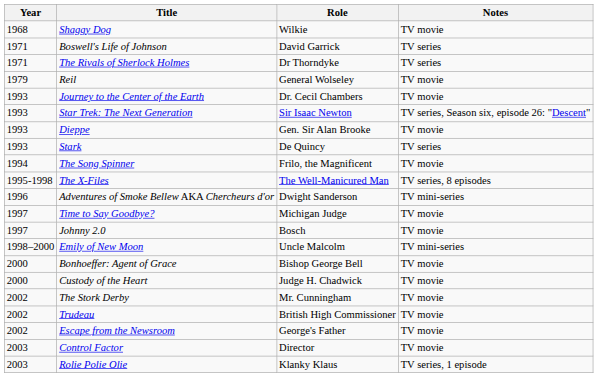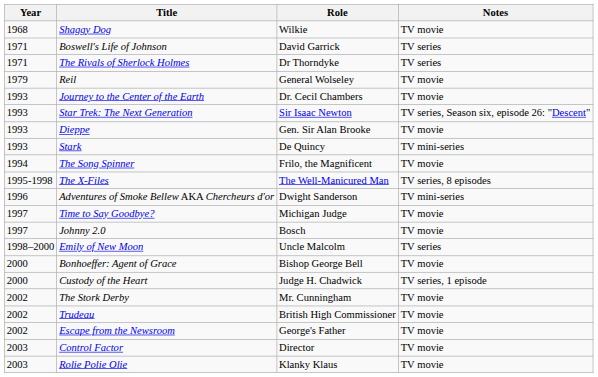(421, 146) TV series -> (432, 146) TV mini-series
(432, 247) TV mini-series -> (421, 247) TV series
(422, 280) TV movie -> (444, 280) TV series, 1 episode
(444, 364) TV series, 1 episode -> (422, 364) TV movie
